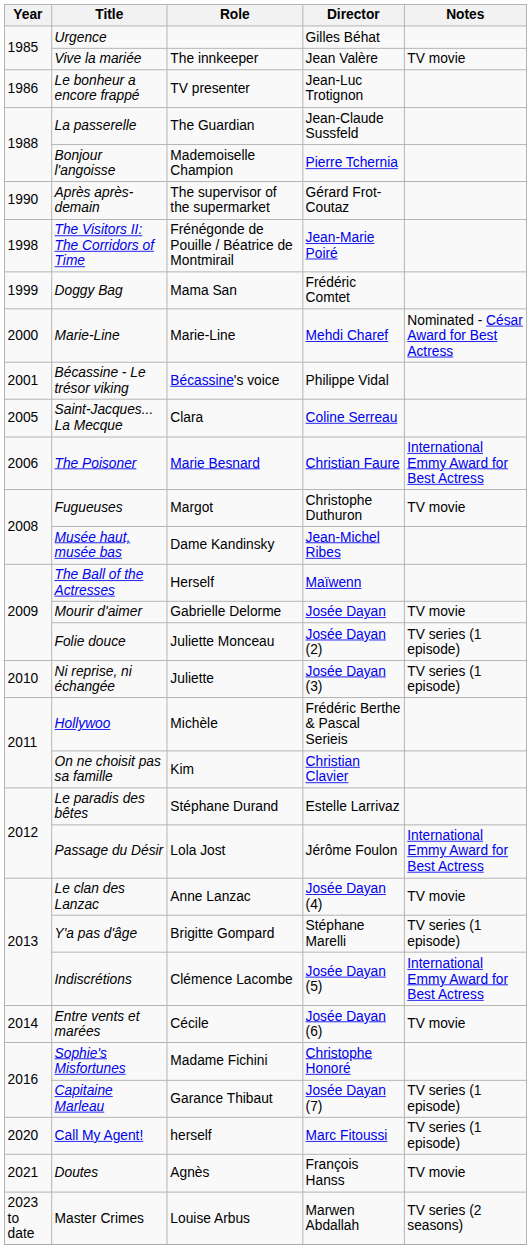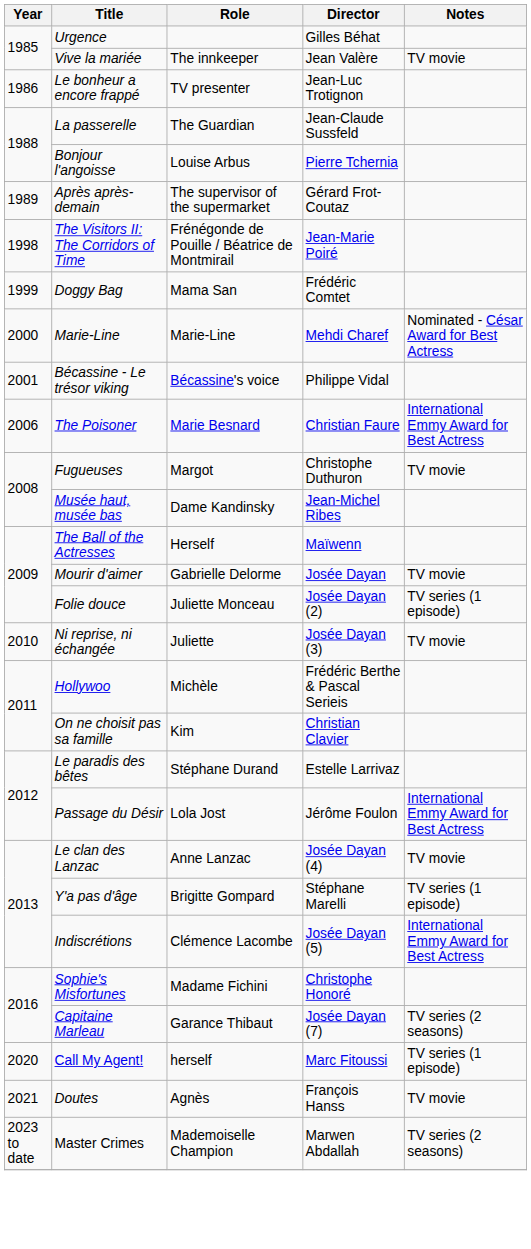(213, 163) Mademoiselle Champion -> (210, 163) Louise Arbus
(23, 200) 1990 -> (23, 200) 1989
- row: (104, 417)
(444, 679) TV series (1 episode) -> (436, 641) TV movie
- row: (97, 1023)
(444, 1098) TV series (1 episode) -> (444, 1023) TV series (2 seasons)
(210, 1218) Louise Arbus -> (213, 1143) Mademoiselle Champion
